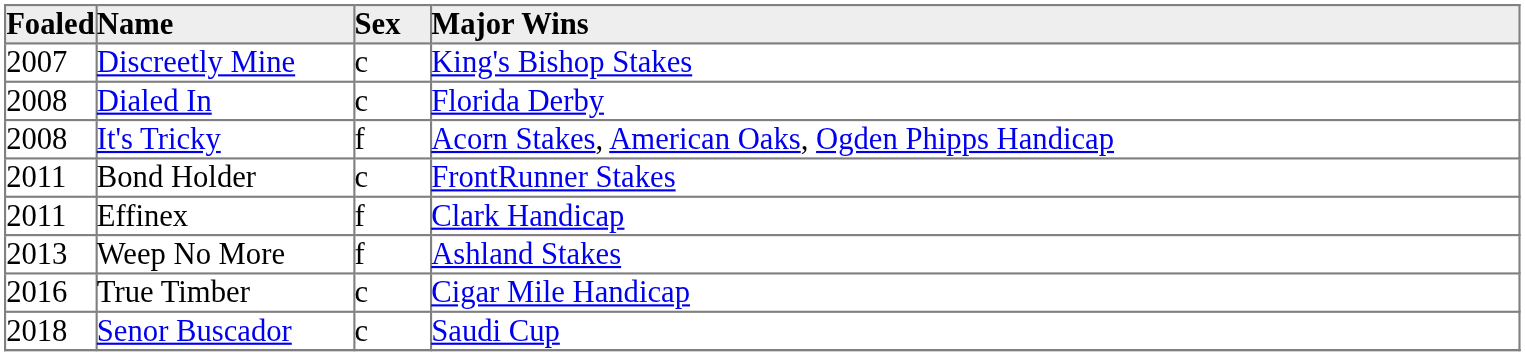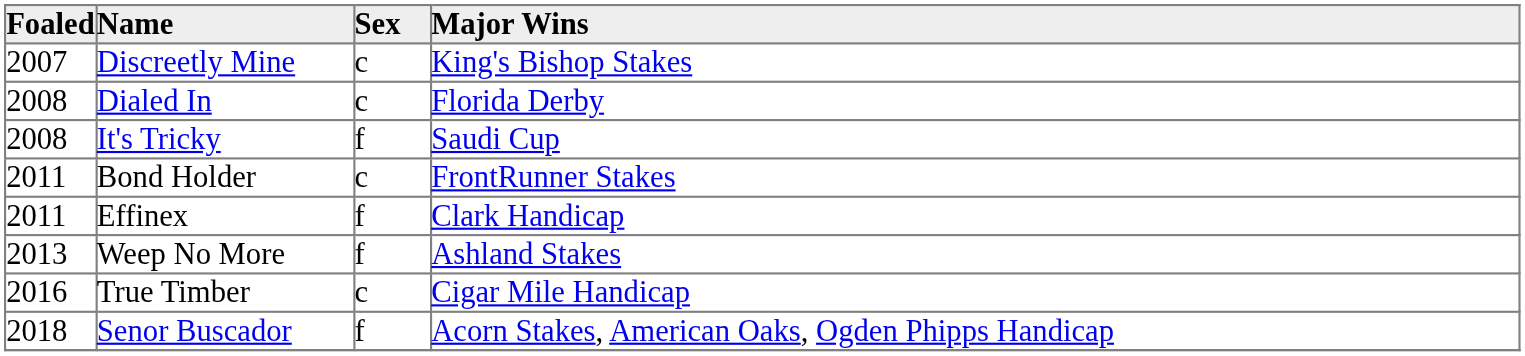(773, 138) Acorn Stakes, American Oaks, Ogden Phipps Handicap -> (496, 138) Saudi Cup
(361, 330) c -> (360, 330) f
(496, 330) Saudi Cup -> (773, 330) Acorn Stakes, American Oaks, Ogden Phipps Handicap
